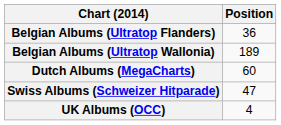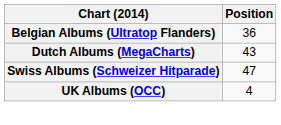- row: (113, 52)
(249, 71) 60 -> (249, 52) 43
